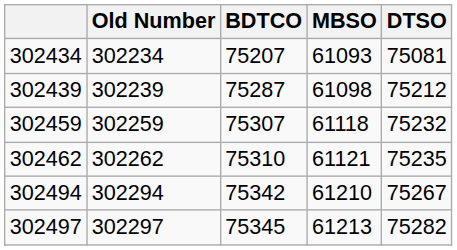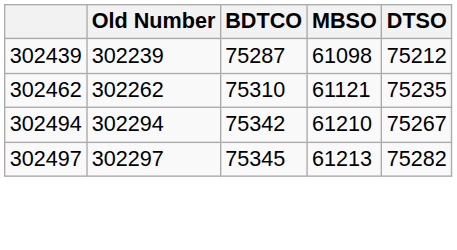- row: (46, 55)
- row: (46, 124)
